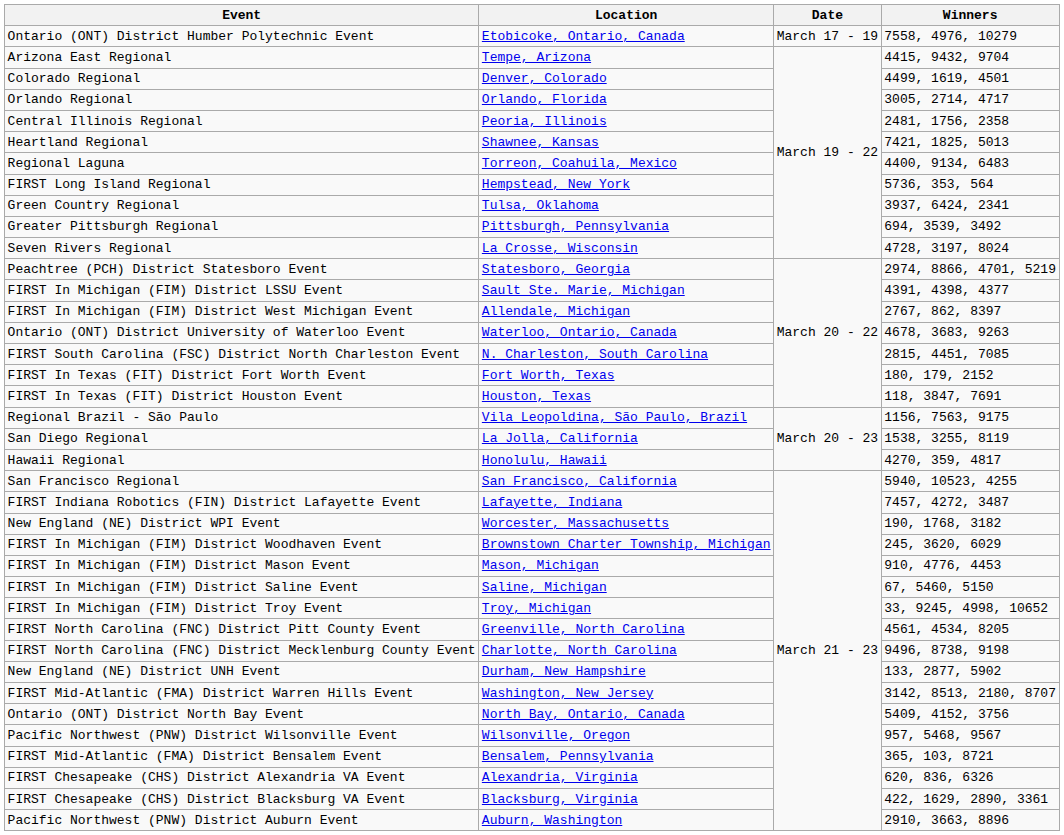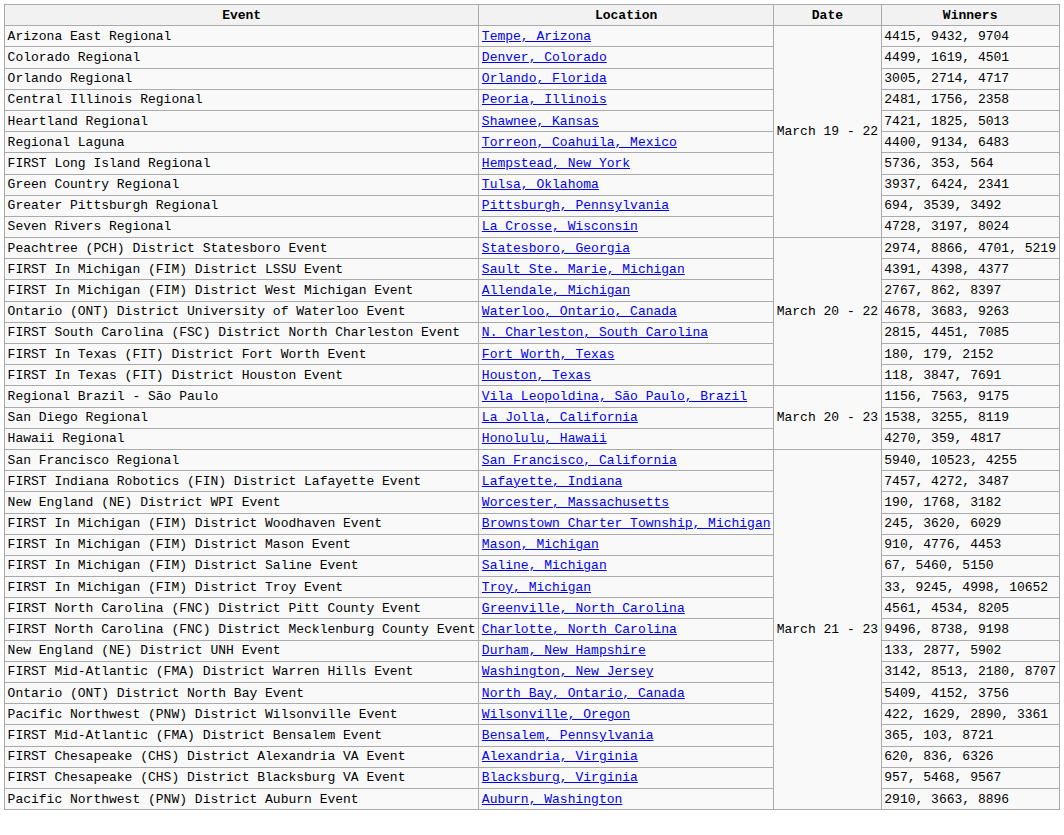- row: (191, 36)
(943, 735) 957, 5468, 9567 -> (966, 714) 422, 1629, 2890, 3361
(966, 799) 422, 1629, 2890, 3361 -> (943, 778) 957, 5468, 9567
